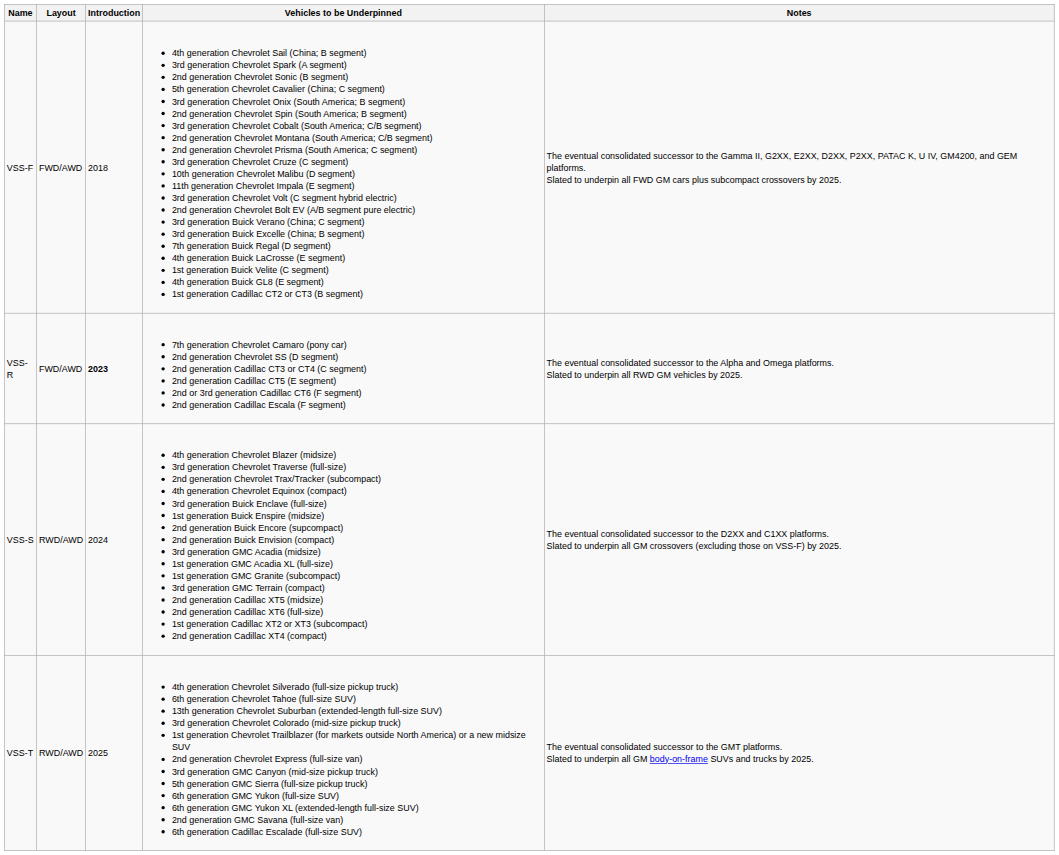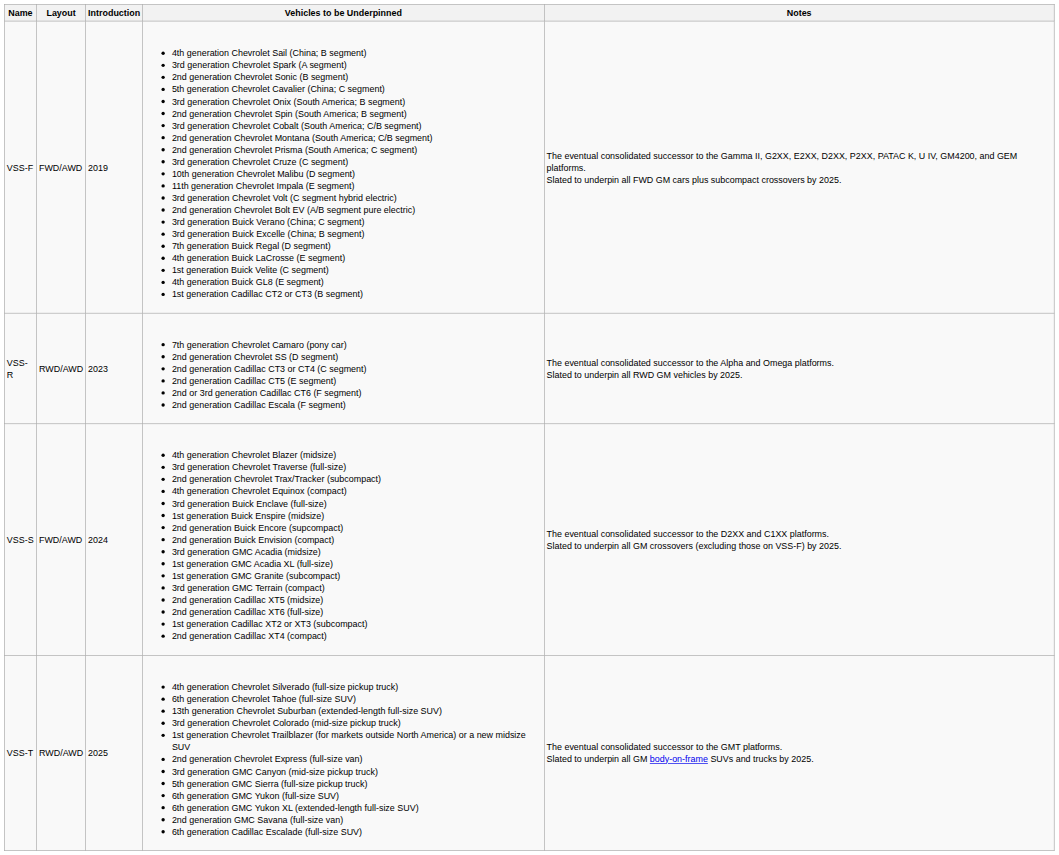(98, 168) 2018 -> (98, 168) 2019
(61, 369) FWD/AWD -> (61, 369) RWD/AWD
(98, 368) bold -> (98, 369) normal
(61, 540) RWD/AWD -> (61, 540) FWD/AWD
